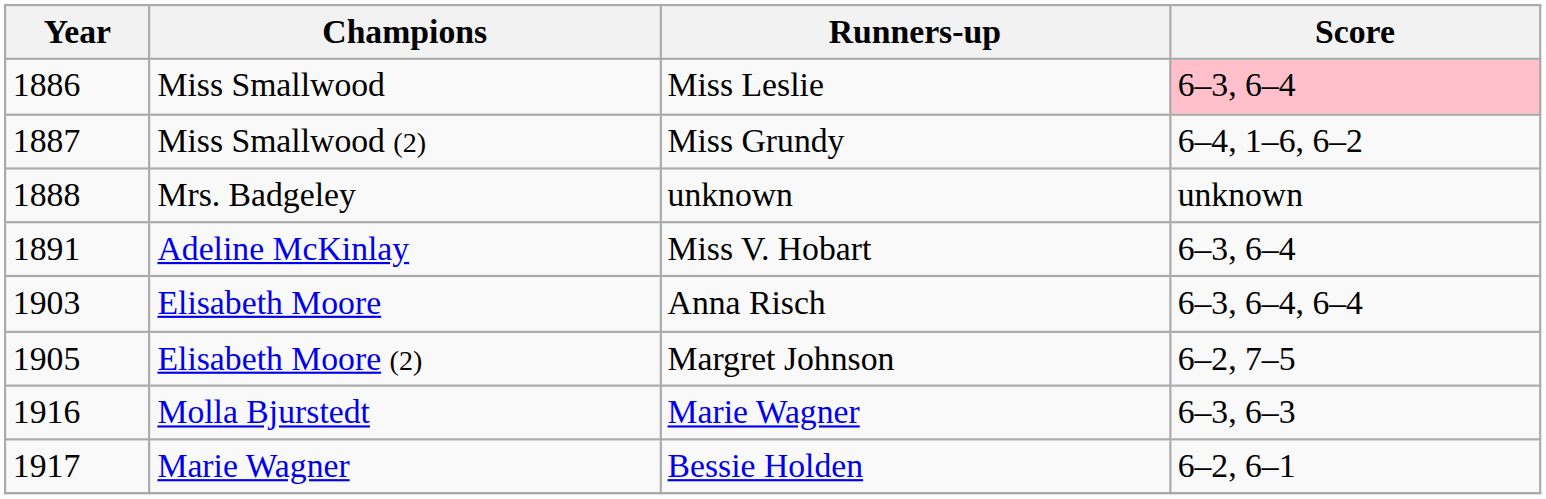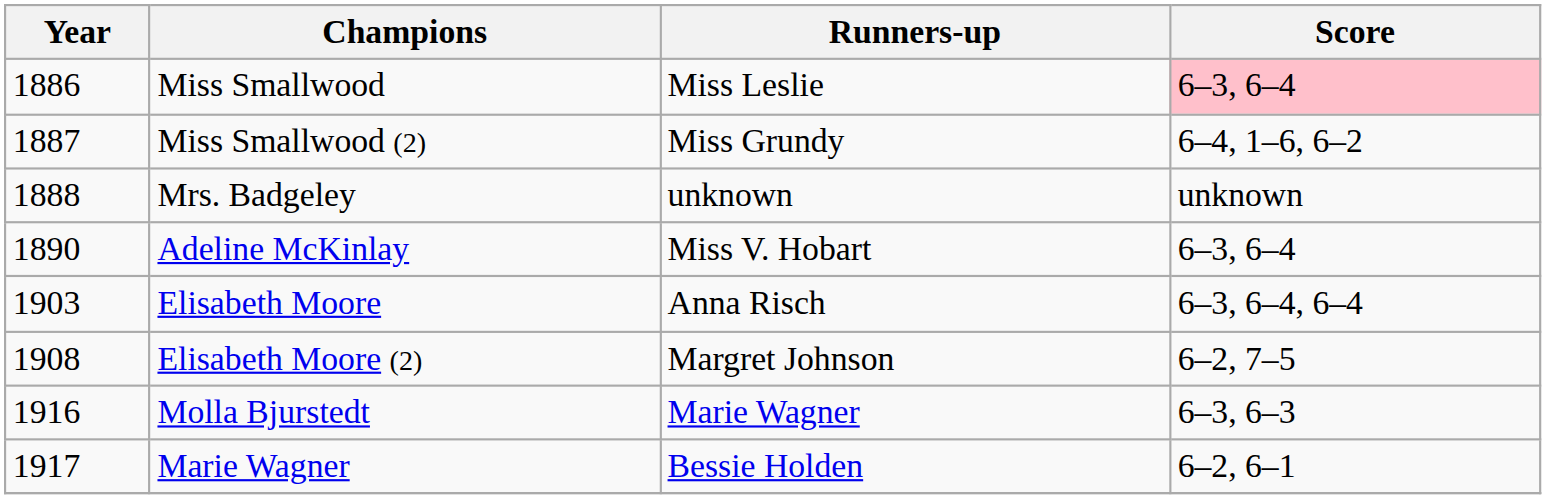(47, 248) 1891 -> (47, 248) 1890
(47, 357) 1905 -> (47, 357) 1908
